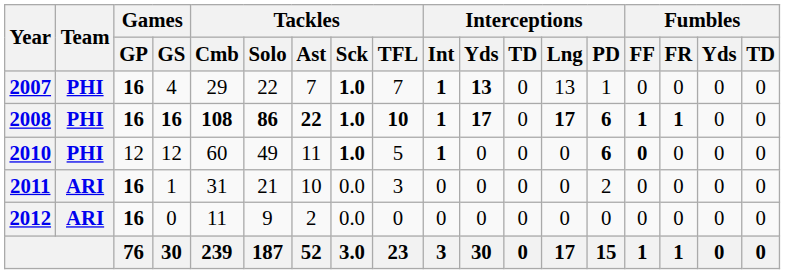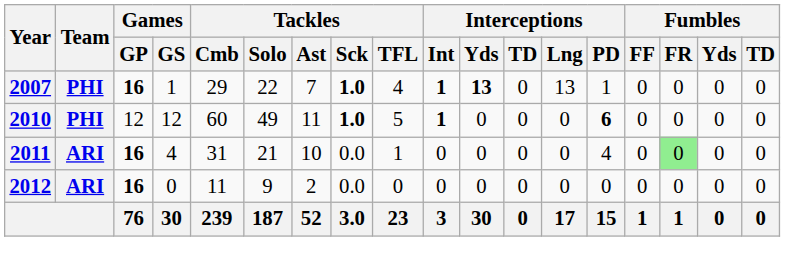(171, 86) 4 -> (171, 86) 1
(398, 86) 7 -> (398, 86) 4
- row: (30, 119)
(642, 152) bold -> (642, 119) normal
(171, 185) 1 -> (171, 152) 4
(398, 185) 3 -> (398, 152) 1
(606, 185) 2 -> (606, 152) 4
(678, 185) no background -> (678, 152) lightgreen background
